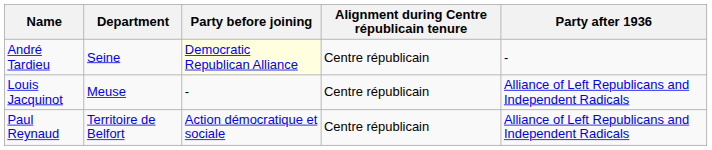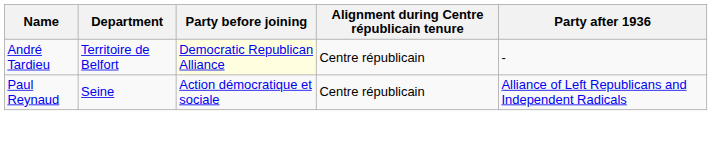(104, 57) Seine -> (115, 57) Territoire de Belfort
- row: (35, 92)
(121, 127) Territoire de Belfort -> (98, 92) Seine
